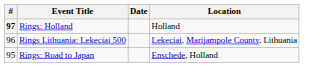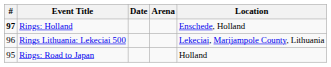+ column: (163, 12)
(166, 26) Holland -> (212, 26) Enschede, Holland
(185, 55) Enschede, Holland -> (193, 55) Holland
